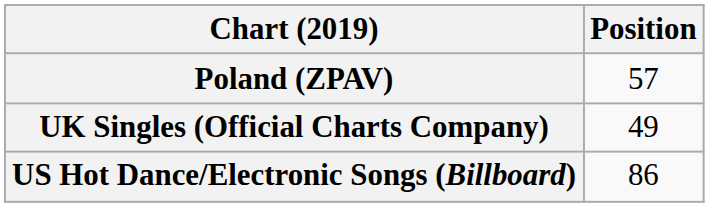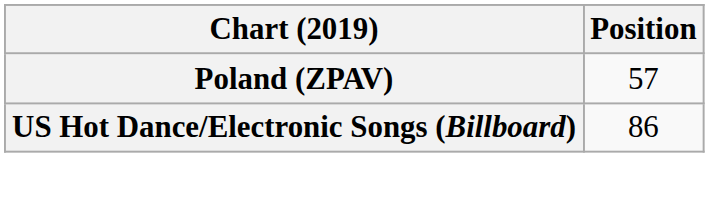- row: (294, 126)
